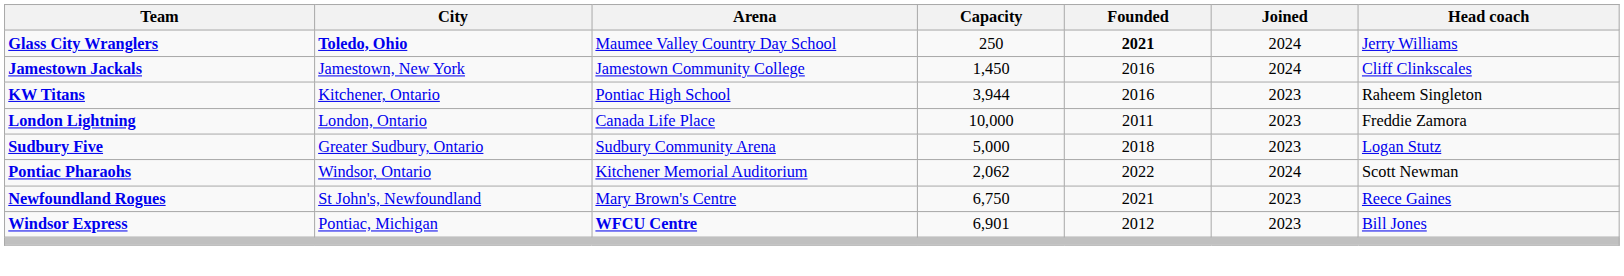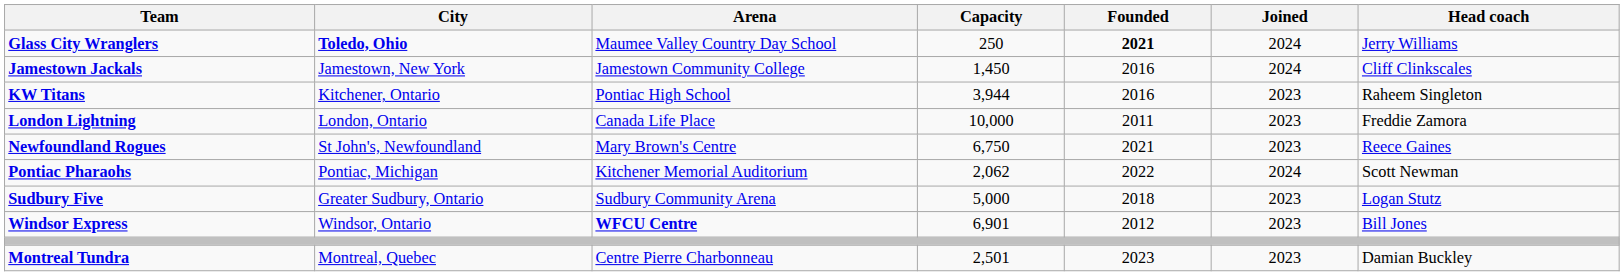rows swapped: (87, 198) <-> (56, 146)
(375, 172) Windsor, Ontario -> (378, 172) Pontiac, Michigan
(378, 224) Pontiac, Michigan -> (375, 224) Windsor, Ontario
+ row: (69, 257)
